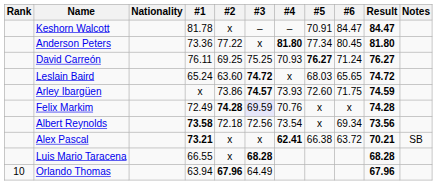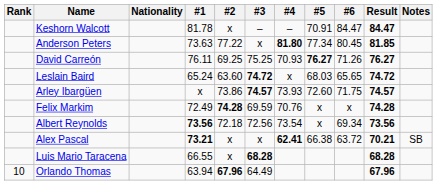(200, 44) 73.36 -> (200, 44) 73.63
(382, 44) 81.80 -> (382, 44) 81.85
(349, 60) 71.24 -> (349, 60) 71.26
(382, 92) 74.59 -> (382, 92) 74.57
(260, 108) lavender background -> (260, 108) no background
(200, 124) 73.58 -> (200, 124) 73.56
